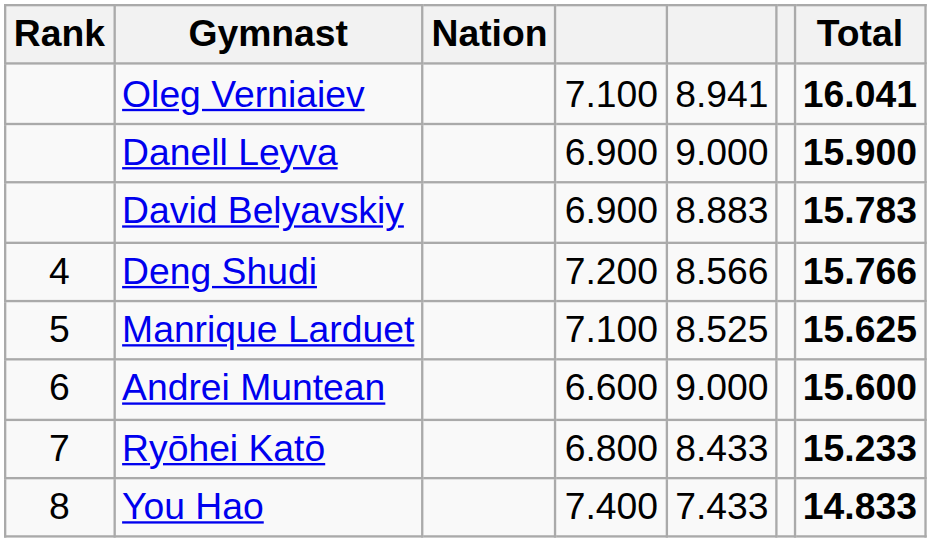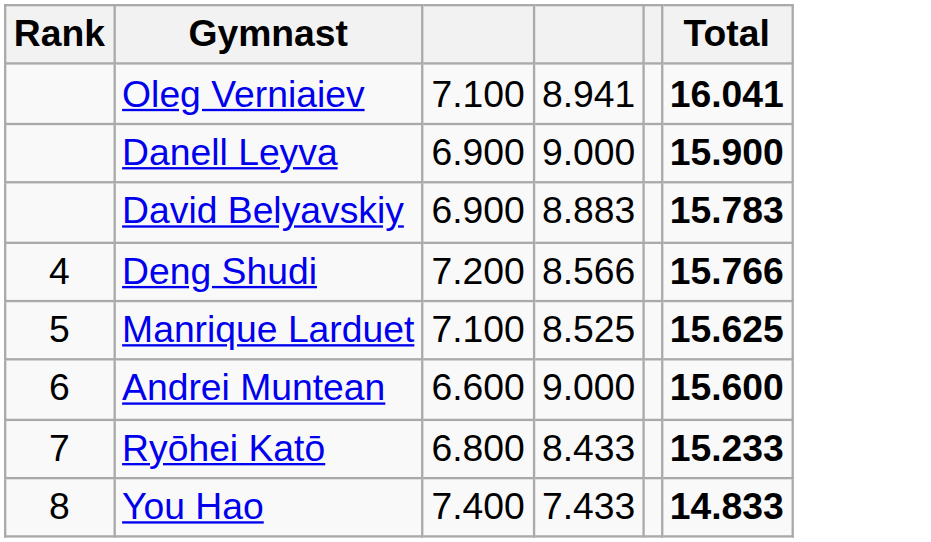- column: (490, 34)
